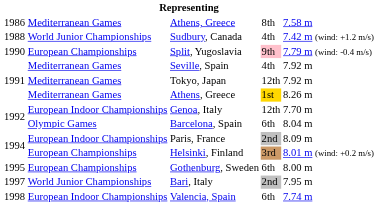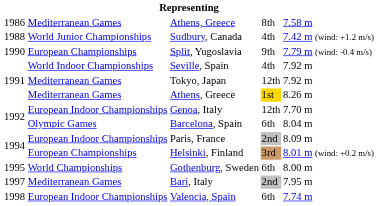(268, 51) pink background -> (268, 51) no background
(75, 66) Mediterranean Games -> (90, 66) World Indoor Championships
(82, 167) European Championships -> (75, 167) World Championships
(90, 182) World Junior Championships -> (75, 182) Mediterranean Games
